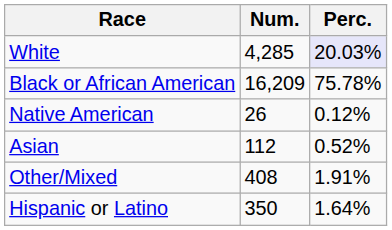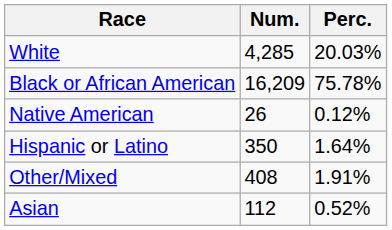(348, 51) lavender background -> (348, 51) no background
rows swapped: (34, 146) <-> (89, 209)
